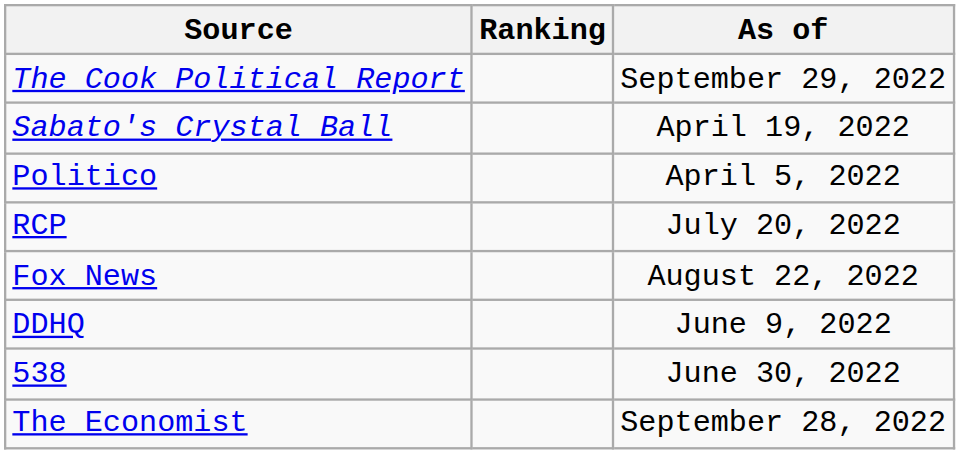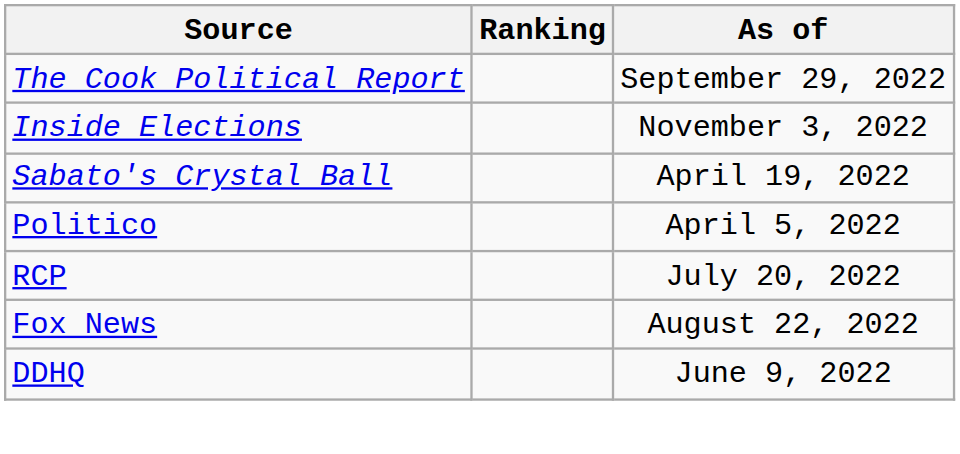+ row: (157, 128)
- row: (39, 374)
- row: (130, 423)
